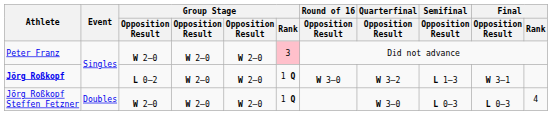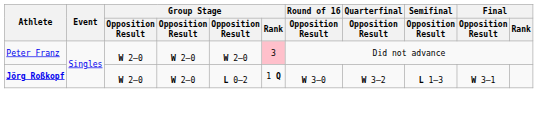(145, 80) L 0–2 -> (131, 80) W 2–0
(250, 80) W 2–0 -> (236, 80) L 0–2
- row: (43, 99)
